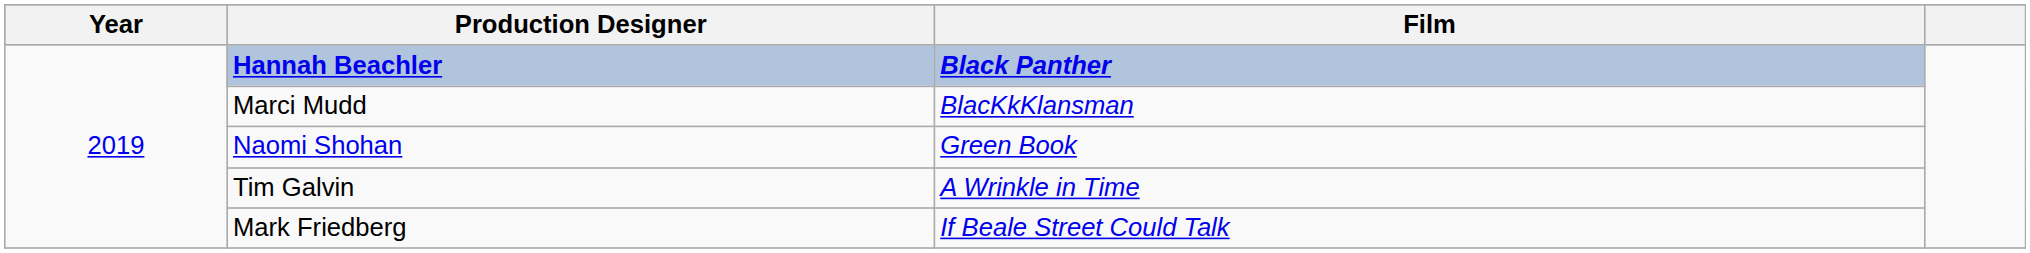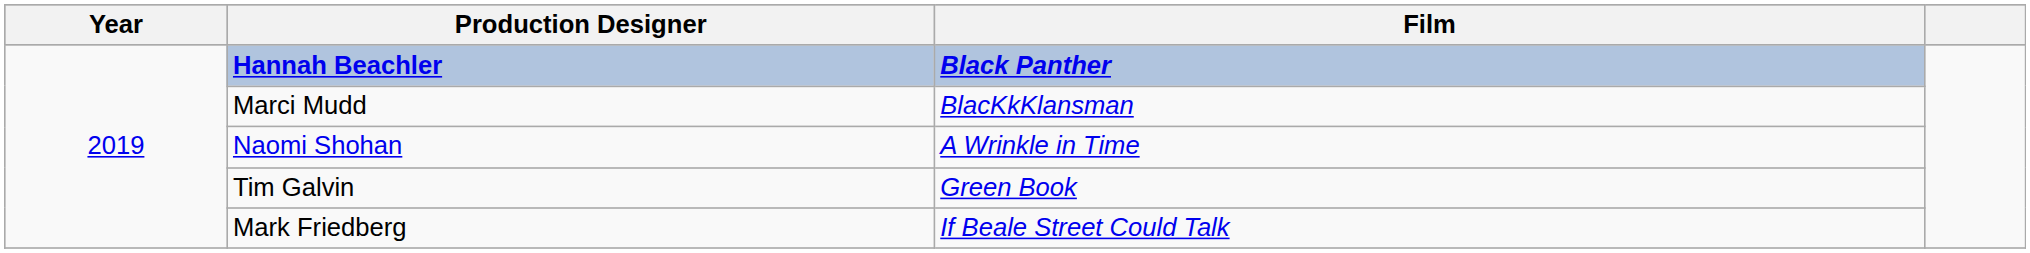(1009, 146) Green Book -> (1040, 146) A Wrinkle in Time
(1040, 187) A Wrinkle in Time -> (1009, 187) Green Book
